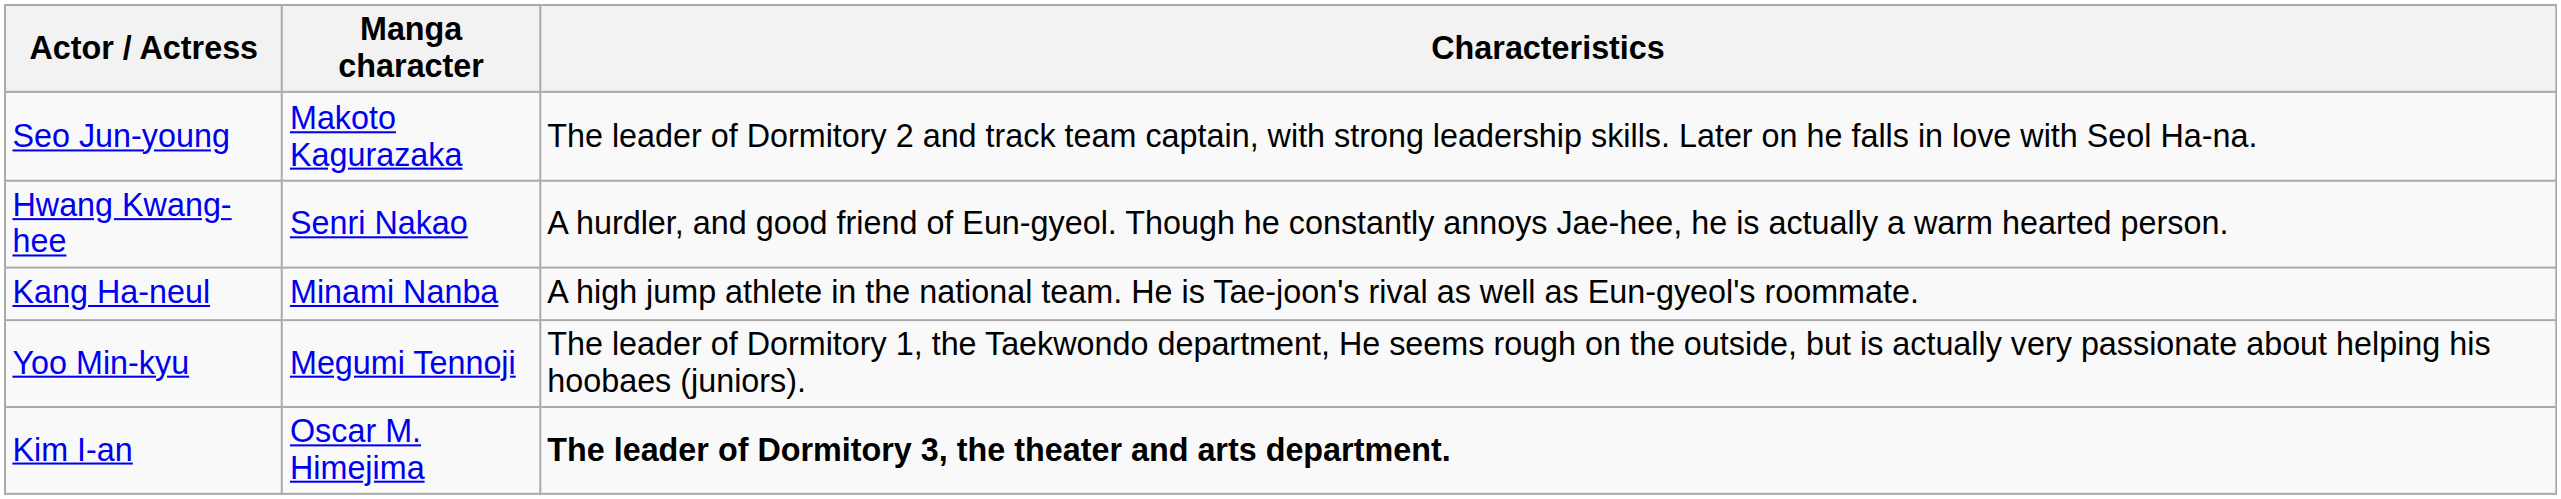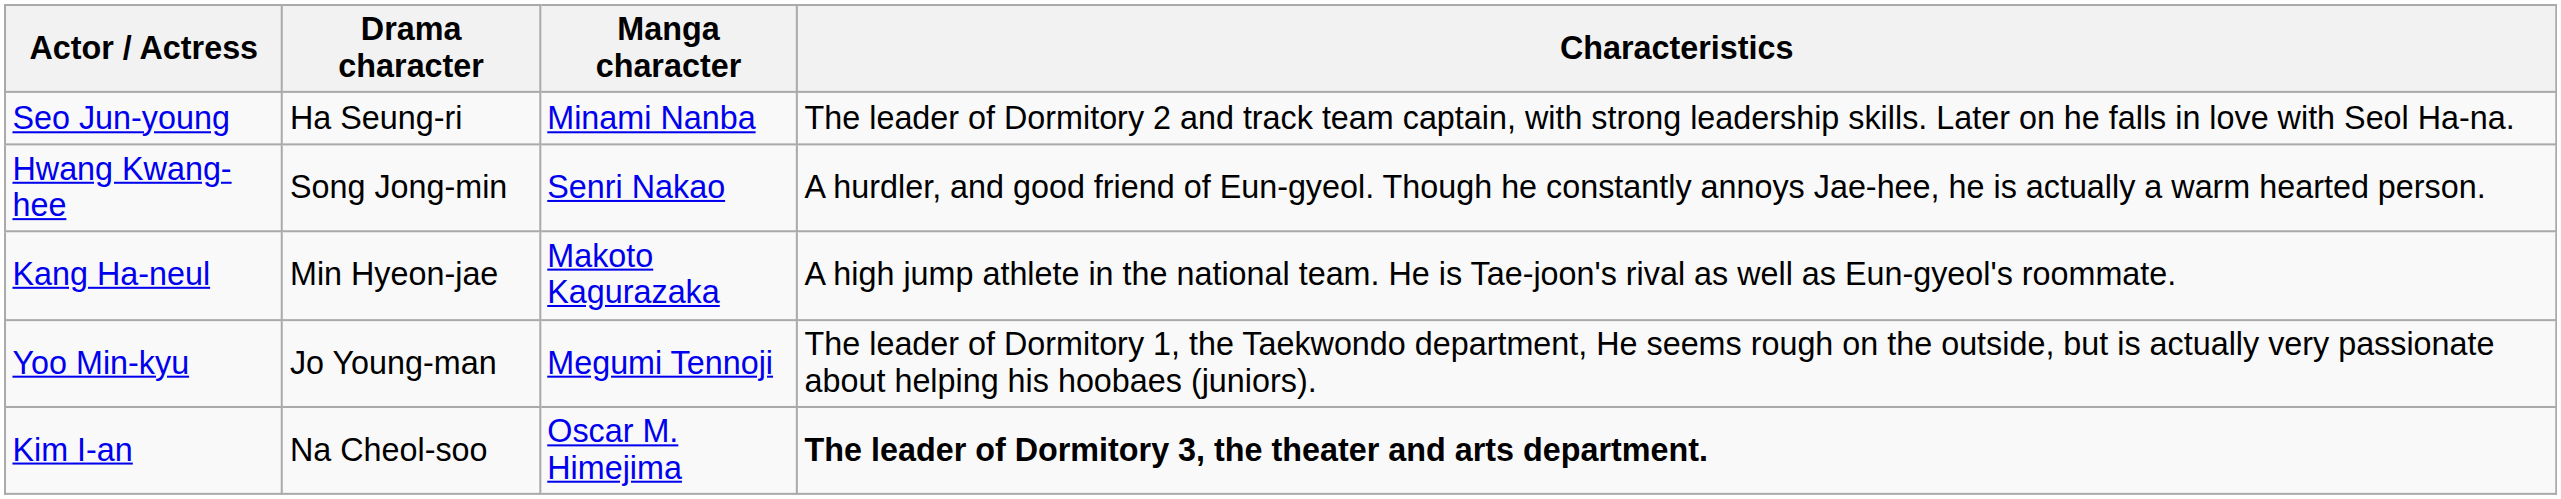+ column: (411, 48)
(376, 135) Makoto Kagurazaka -> (651, 117) Minami Nanba
(394, 292) Minami Nanba -> (633, 274) Makoto Kagurazaka
